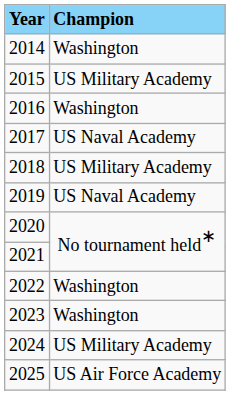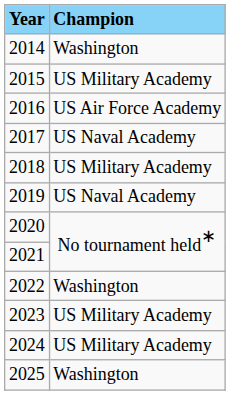(96, 107) Washington -> (137, 107) US Air Force Academy
(96, 315) Washington -> (133, 315) US Military Academy
(137, 374) US Air Force Academy -> (96, 374) Washington
